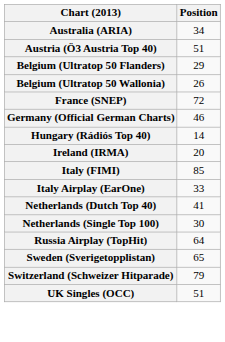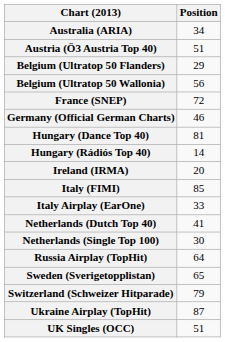(199, 83) 26 -> (199, 83) 56
+ row: (91, 135)
+ row: (91, 310)
